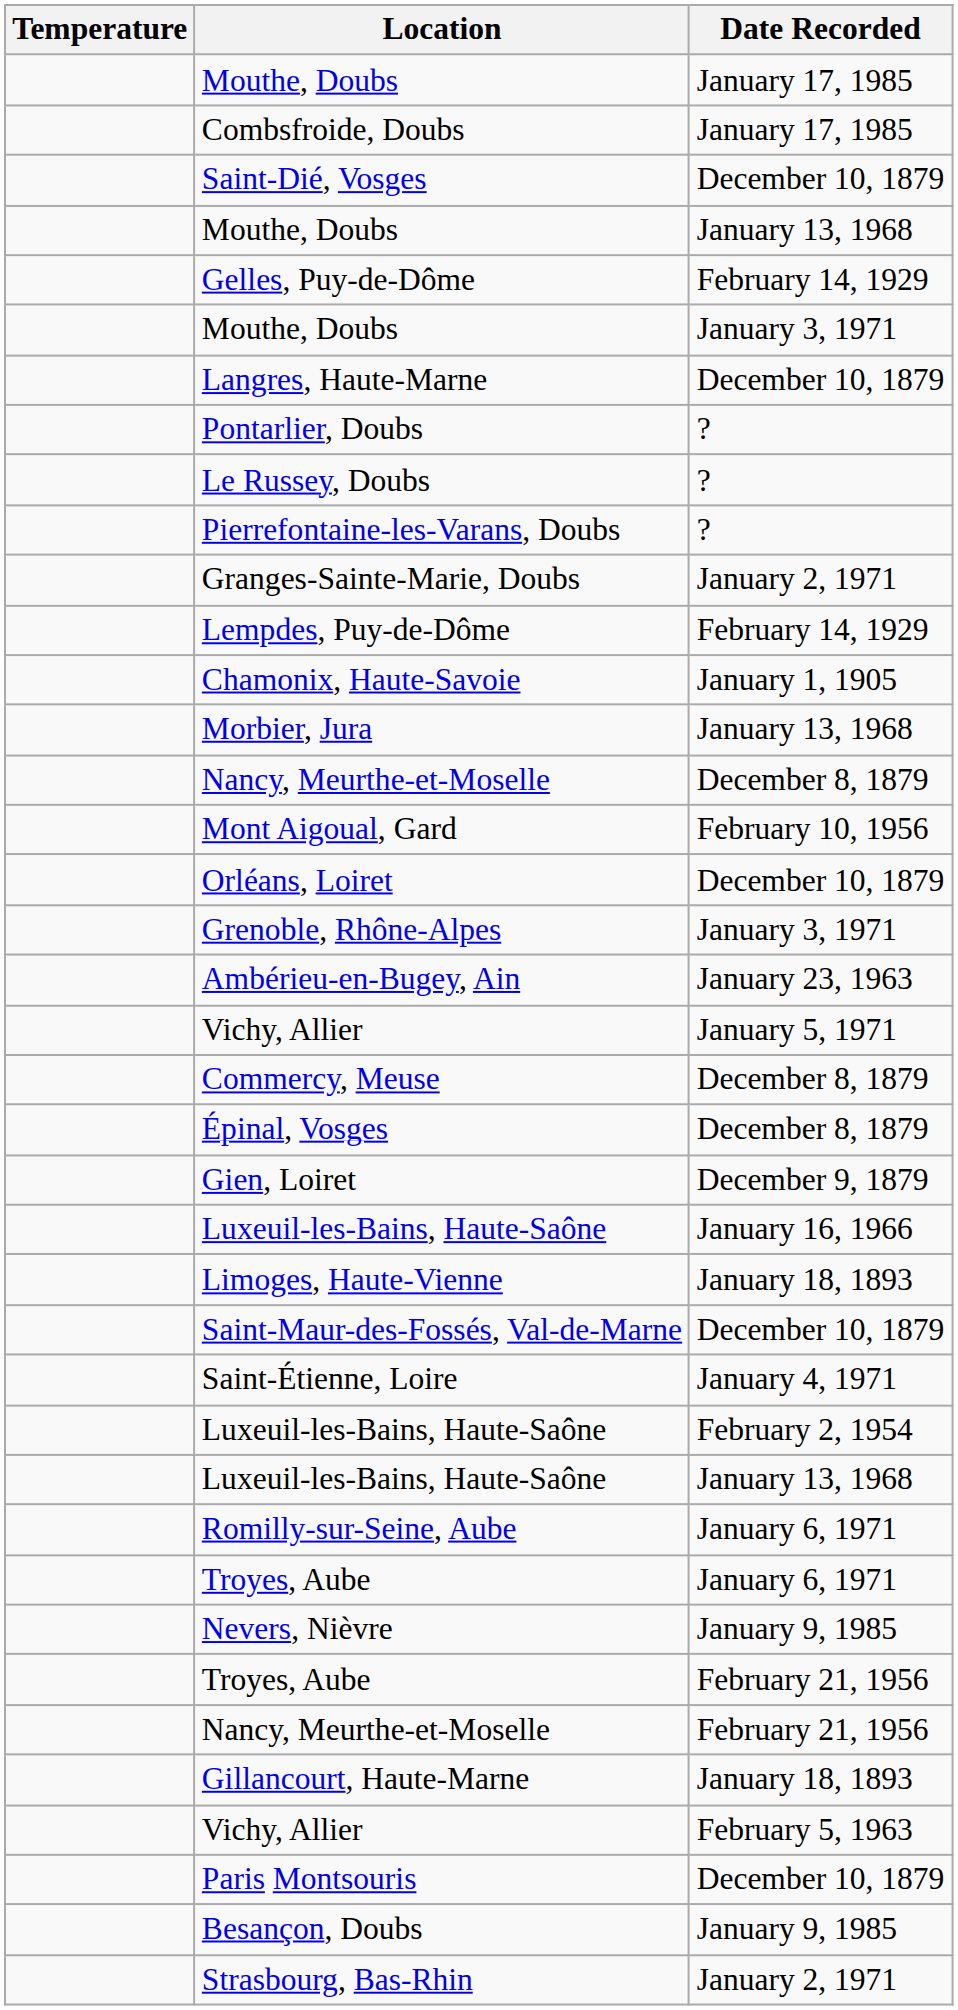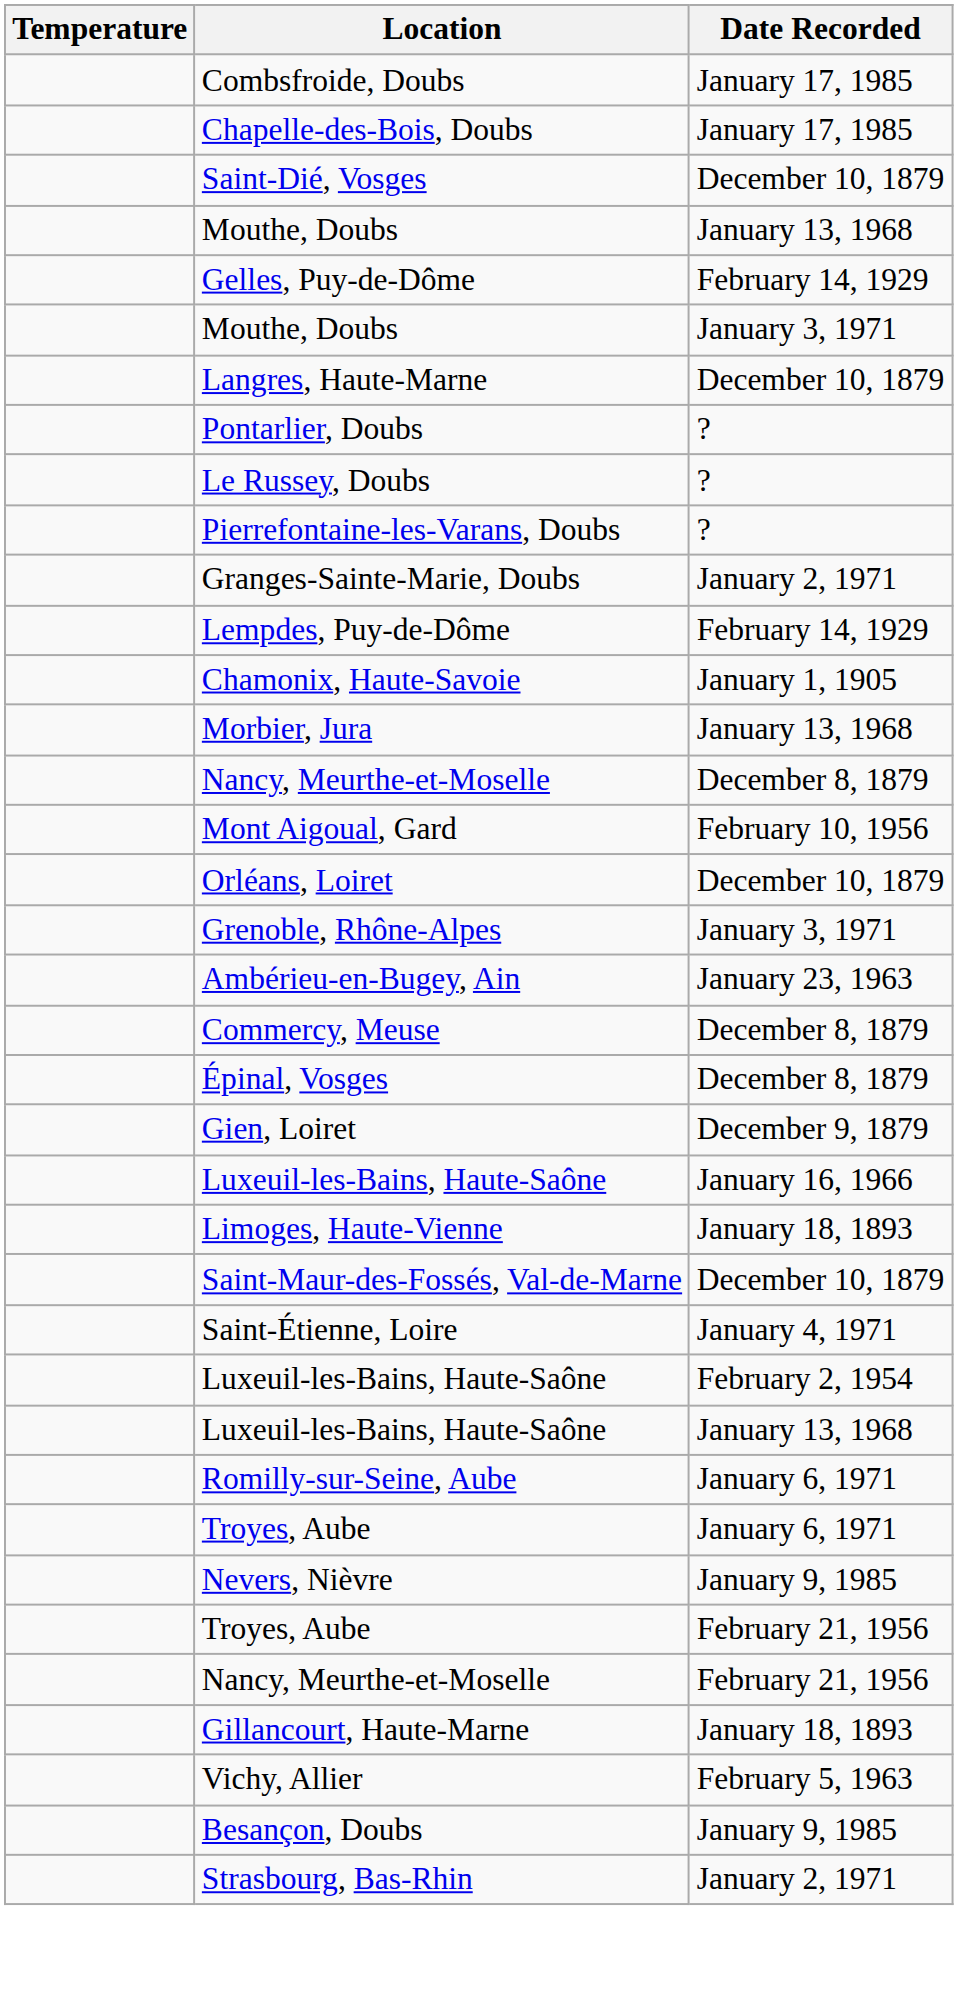- row: (300, 79)
+ row: (367, 129)
- row: (282, 1029)
- row: (309, 1879)
